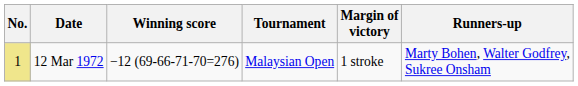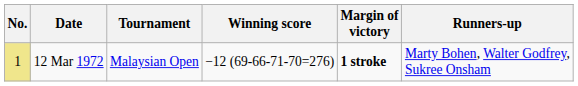columns swapped: (290, 23) <-> (174, 23)
(362, 62) normal -> (363, 62) bold
